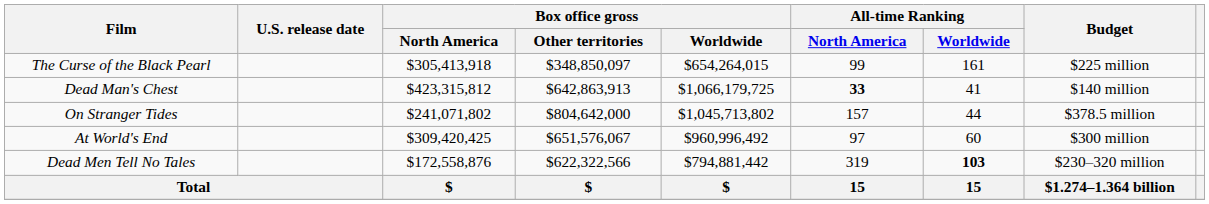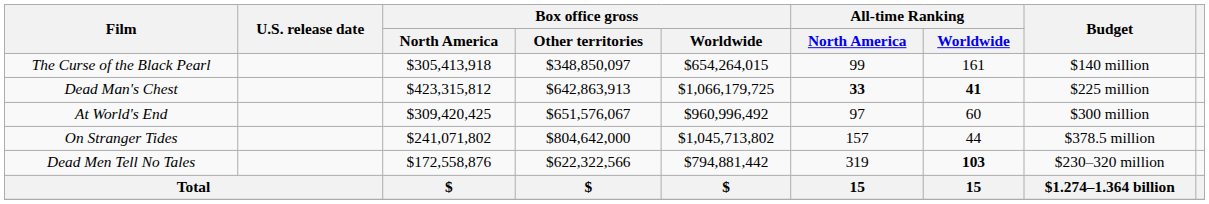(1110, 65) $225 million -> (1110, 65) $140 million
(974, 89) normal -> (974, 89) bold
(1110, 89) $140 million -> (1110, 89) $225 million
rows swapped: (121, 138) <-> (121, 114)
